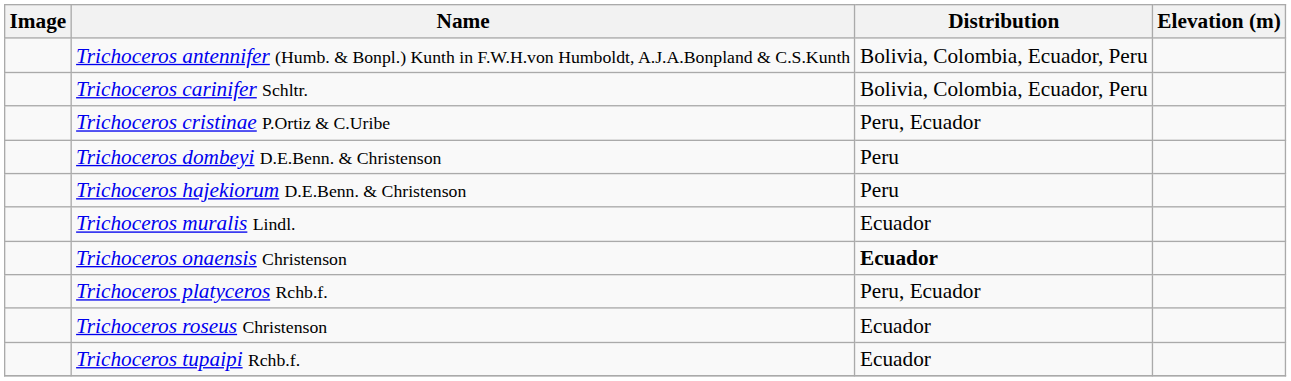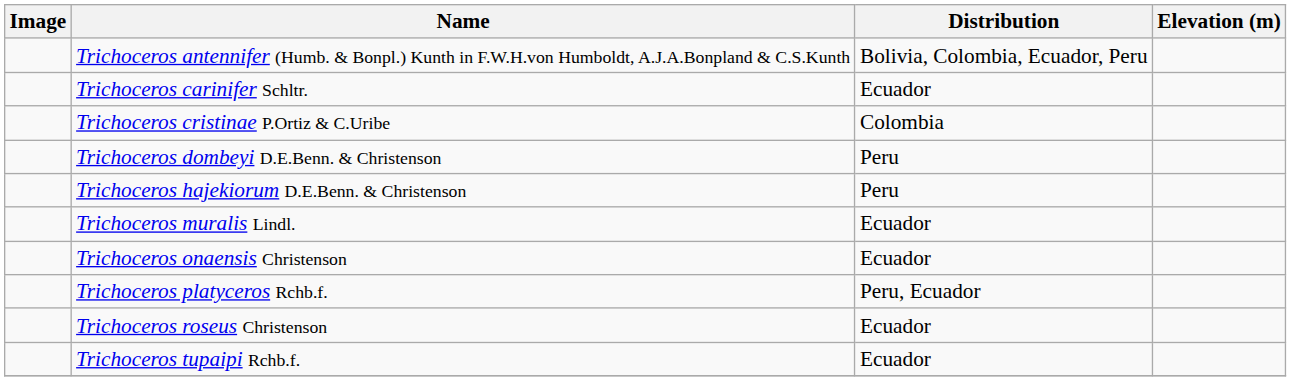(1004, 88) Bolivia, Colombia, Ecuador, Peru -> (895, 88) Ecuador
(920, 122) Peru, Ecuador -> (902, 122) Colombia
(899, 257) bold -> (895, 257) normal
